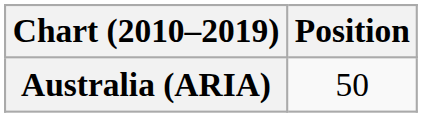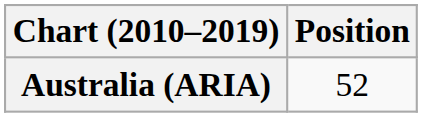(352, 84) 50 -> (352, 84) 52
